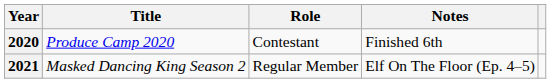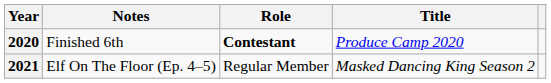columns swapped: (146, 16) <-> (450, 16)
(286, 41) normal -> (259, 41) bold
